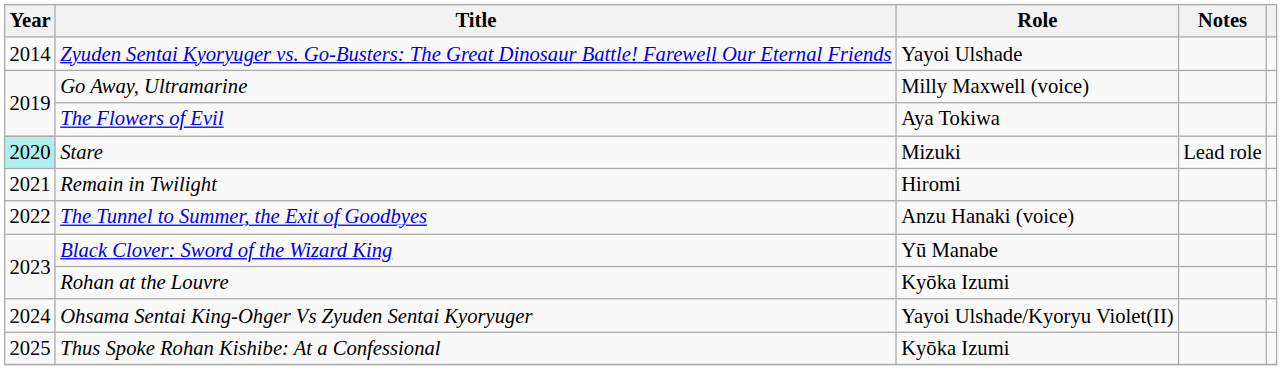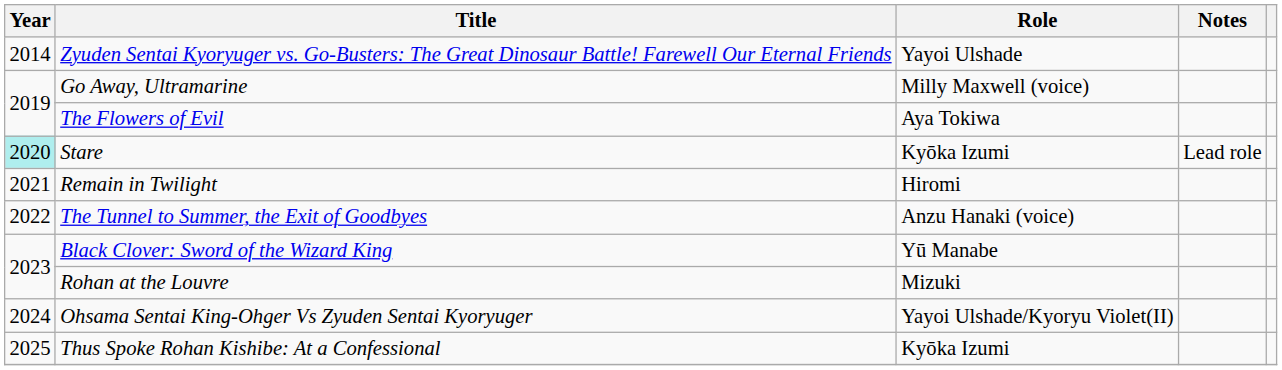(931, 151) Mizuki -> (955, 151) Kyōka Izumi
(955, 282) Kyōka Izumi -> (931, 282) Mizuki
